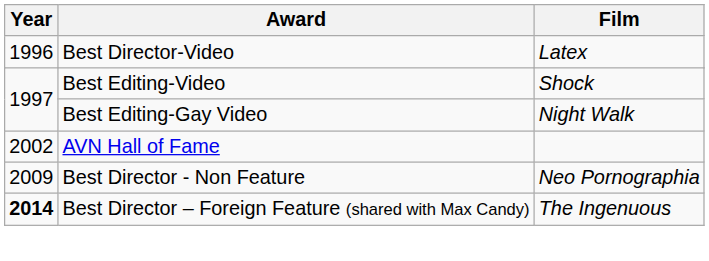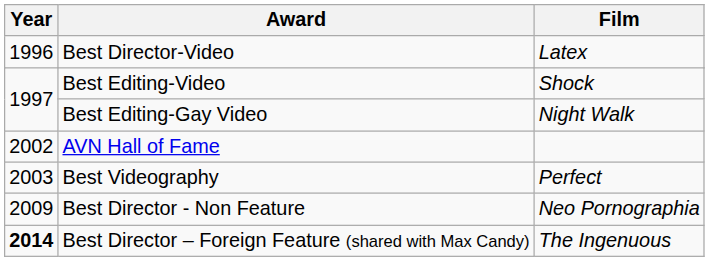+ row: (141, 177)
